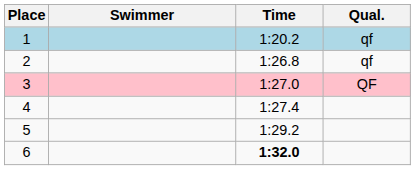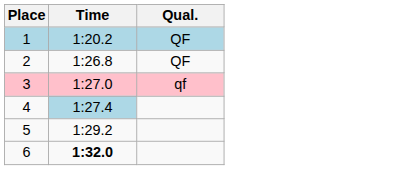- column: (142, 15)
(367, 38) qf -> (180, 38) QF
(367, 61) qf -> (180, 61) QF
(367, 84) QF -> (180, 84) qf
(279, 107) no background -> (93, 107) lightblue background
